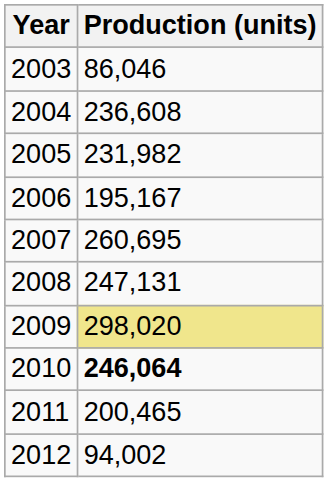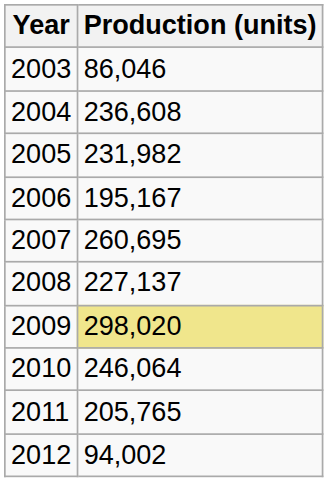(133, 283) 247,131 -> (133, 283) 227,137
(133, 369) bold -> (133, 369) normal
(133, 411) 200,465 -> (133, 411) 205,765
